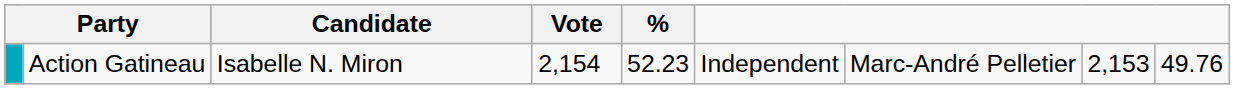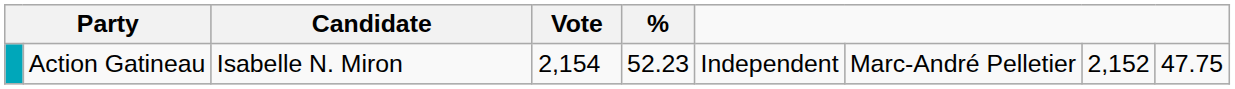(1118, 63) 2,153 -> (1118, 63) 2,152
(1192, 63) 49.76 -> (1192, 63) 47.75
